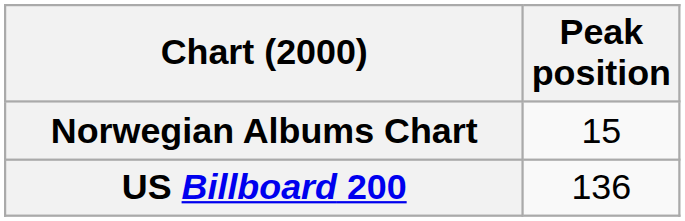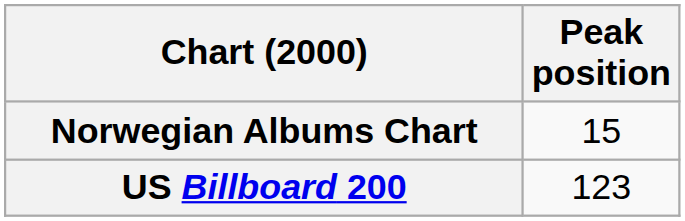(601, 186) 136 -> (601, 186) 123
